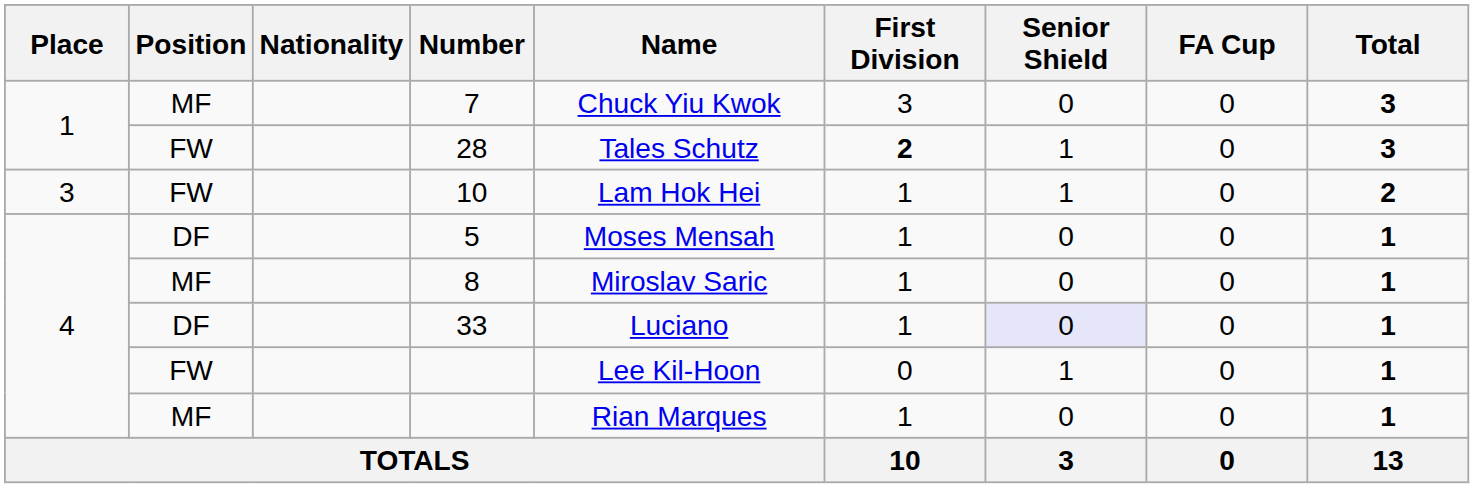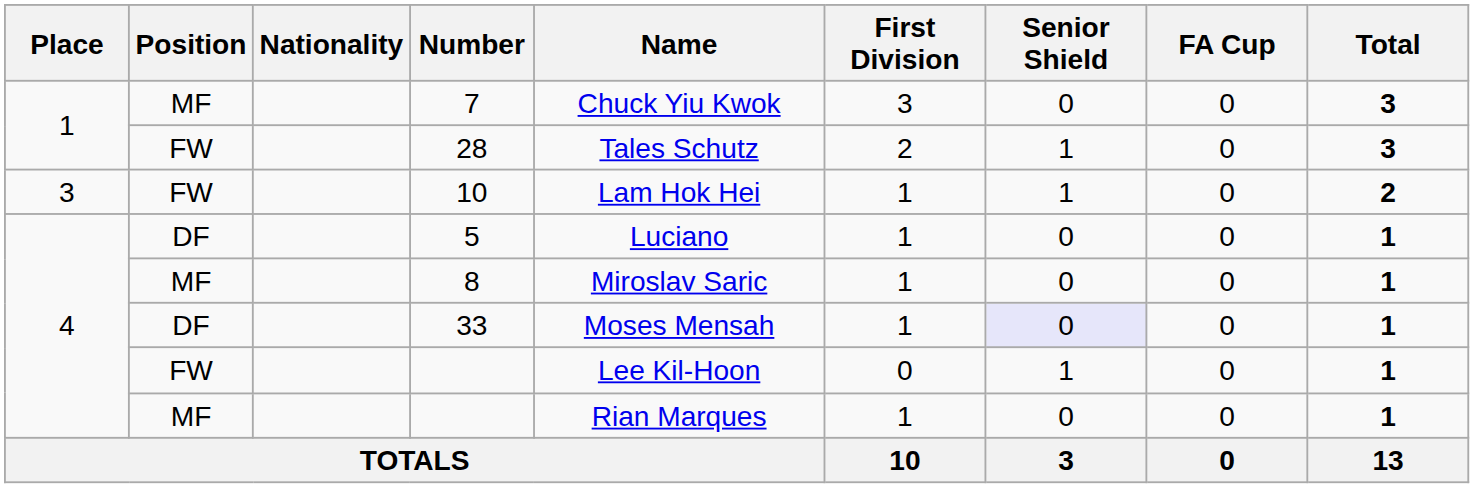(905, 148) bold -> (905, 148) normal
(679, 237) Moses Mensah -> (679, 237) Luciano
(679, 326) Luciano -> (679, 326) Moses Mensah
